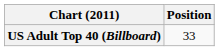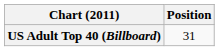(189, 35) 33 -> (189, 35) 31
